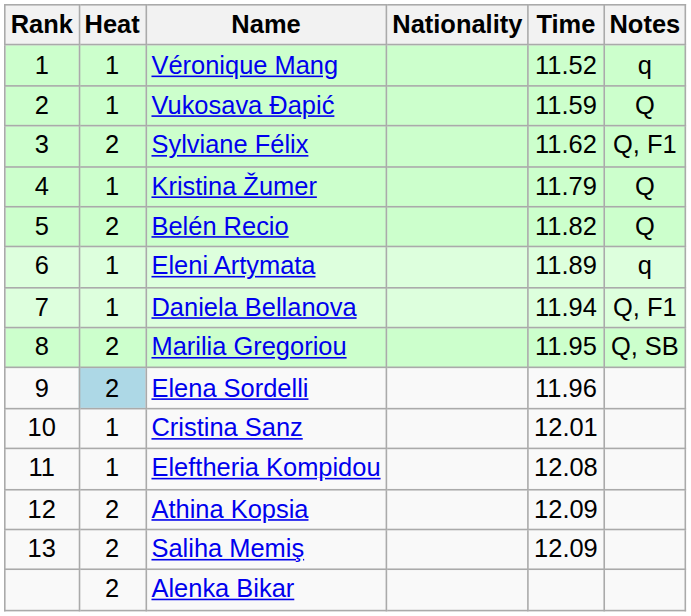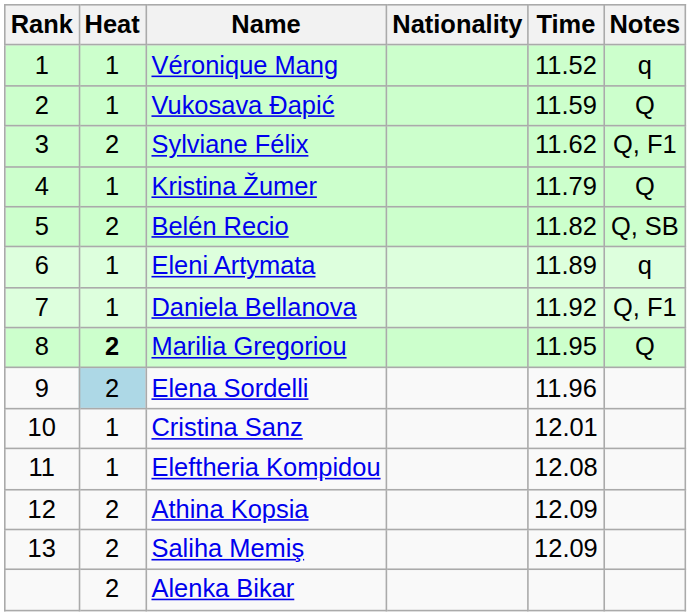(645, 226) Q -> (645, 226) Q, SB
(566, 307) 11.94 -> (566, 307) 11.92
(112, 347) normal -> (112, 347) bold
(645, 347) Q, SB -> (645, 347) Q
